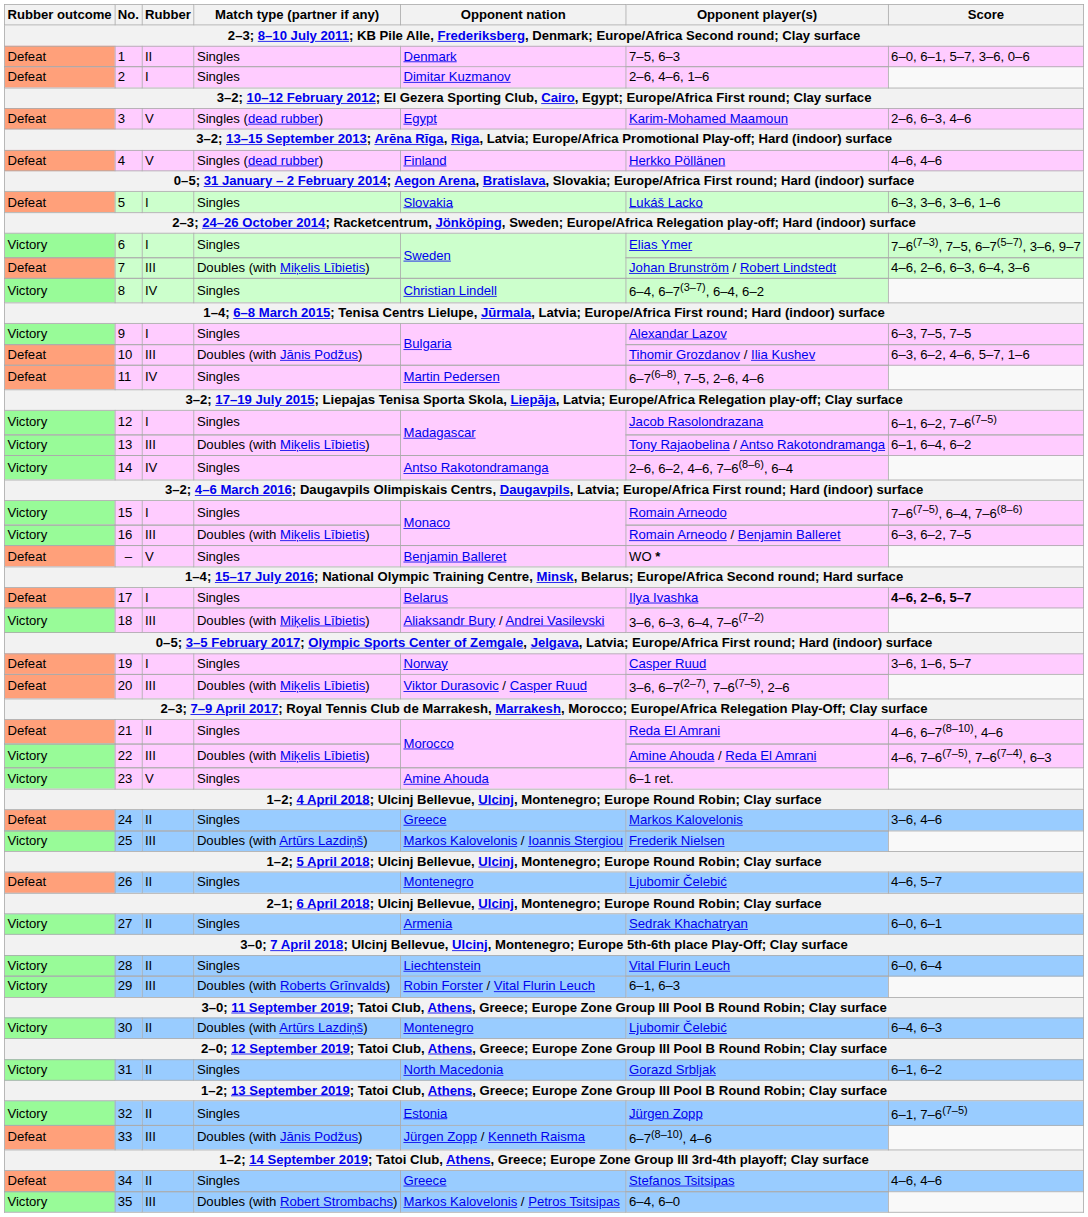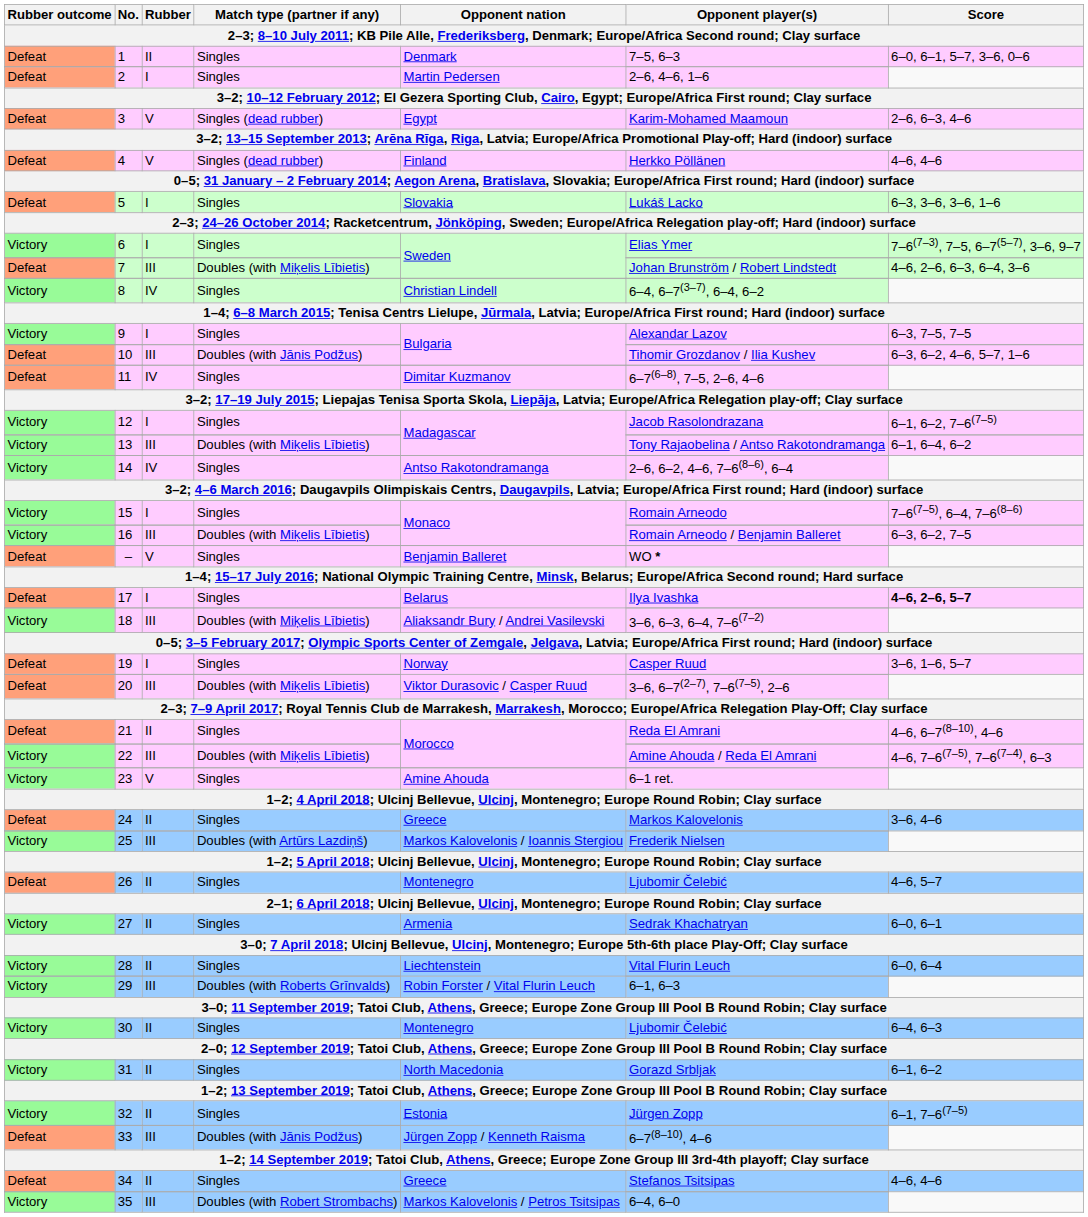(457, 77) Dimitar Kuzmanov -> (452, 77) Martin Pedersen
(452, 377) Martin Pedersen -> (457, 377) Dimitar Kuzmanov
(282, 1028) Doubles (with Artūrs Lazdiņš) -> (218, 1028) Singles
